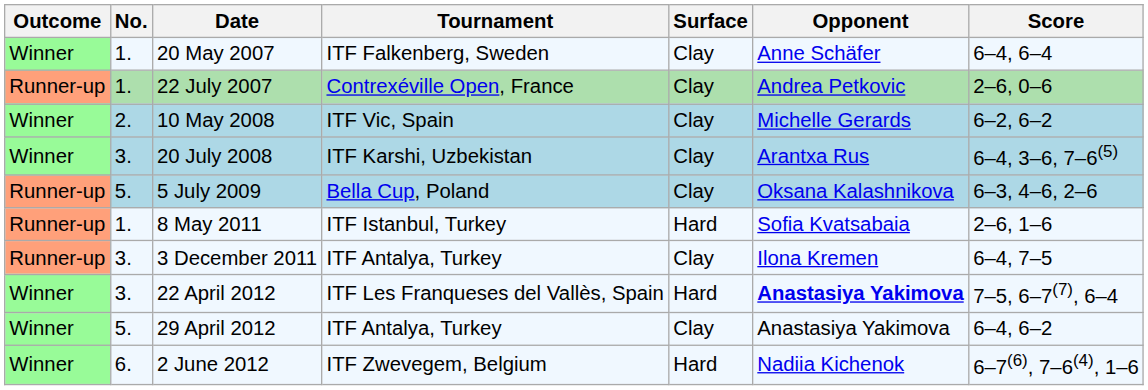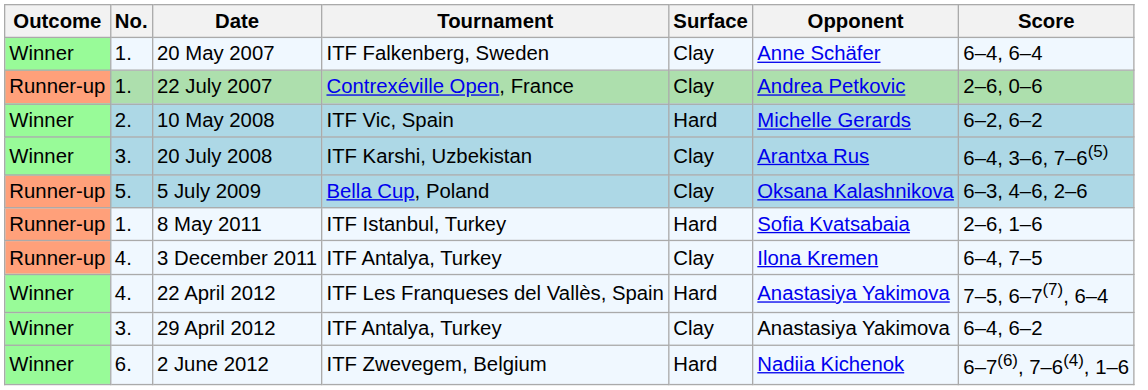(694, 119) Clay -> (695, 119) Hard
(123, 256) 3. -> (123, 256) 4.
(123, 292) 3. -> (123, 292) 4.
(861, 292) bold -> (854, 292) normal
(123, 328) 5. -> (123, 328) 3.
